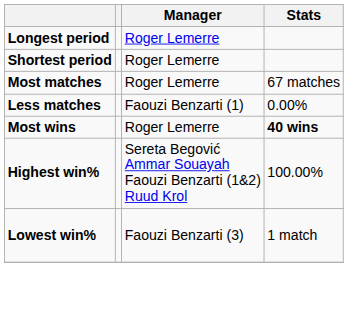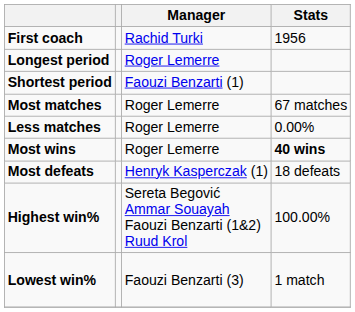+ row: (45, 37)
(172, 60) Roger Lemerre -> (184, 82) Faouzi Benzarti (1)
(184, 104) Faouzi Benzarti (1) -> (172, 127) Roger Lemerre
+ row: (51, 171)
